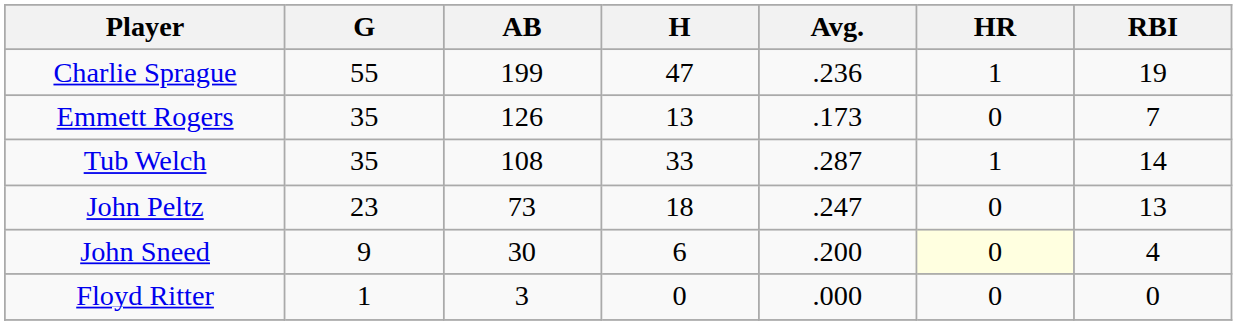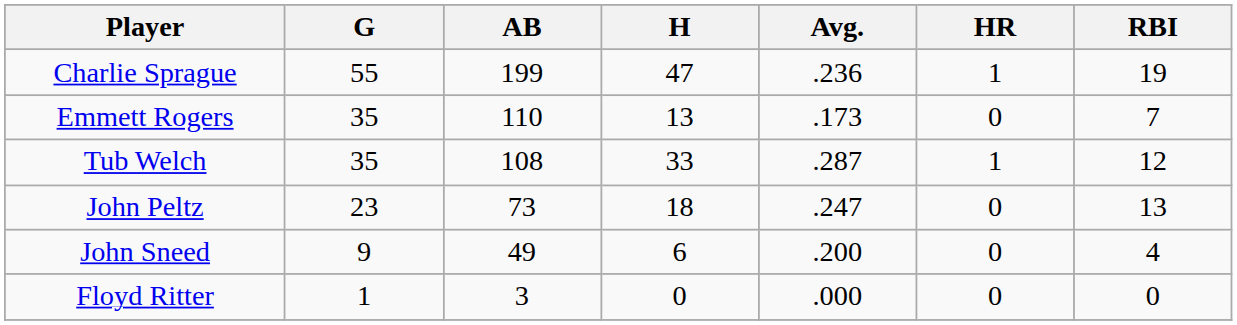(522, 116) 126 -> (522, 116) 110
(1153, 161) 14 -> (1153, 161) 12
(522, 251) 30 -> (522, 251) 49
(995, 251) lightyellow background -> (995, 251) no background
